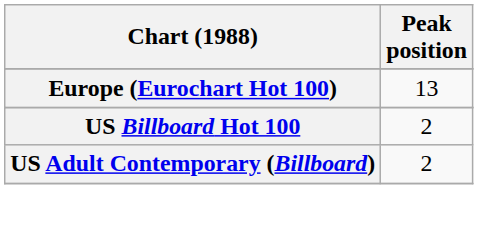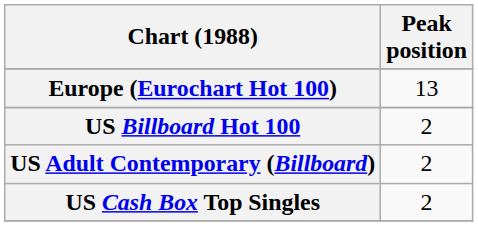+ row: (193, 201)
